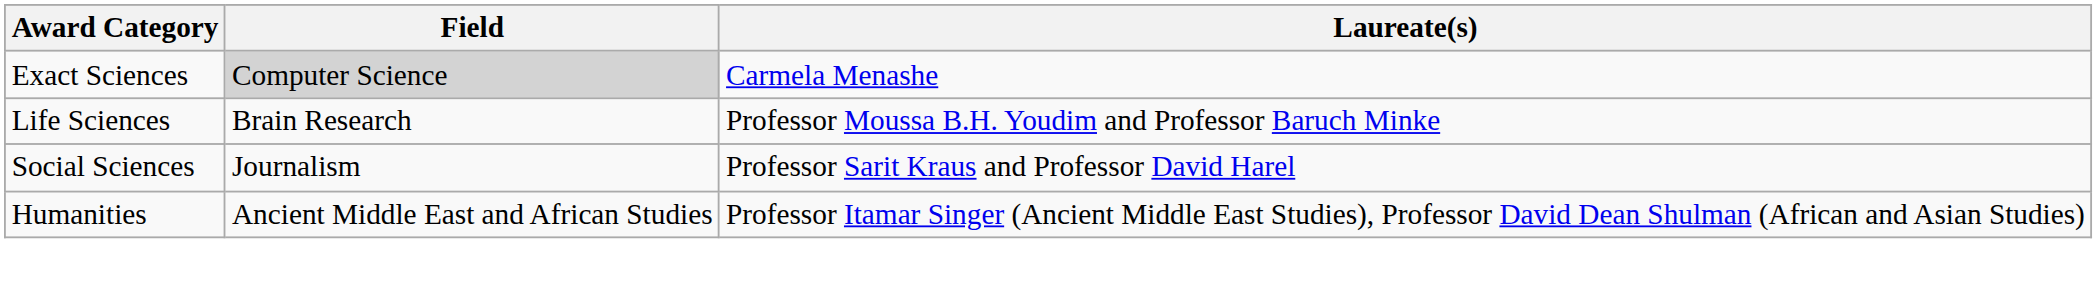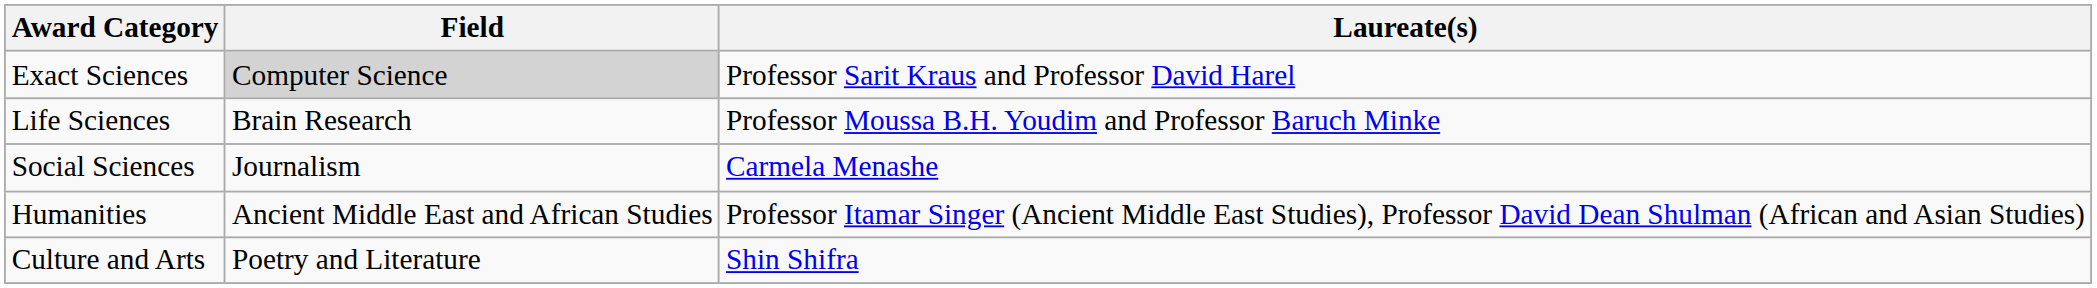(832, 74) Carmela Menashe -> (1011, 74) Professor Sarit Kraus and Professor David Harel
(1011, 167) Professor Sarit Kraus and Professor David Harel -> (832, 167) Carmela Menashe
+ row: (108, 259)
